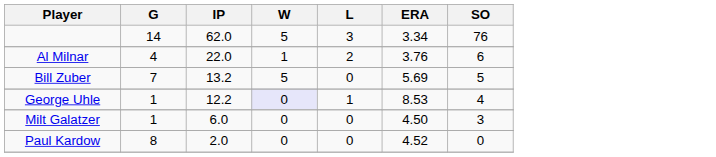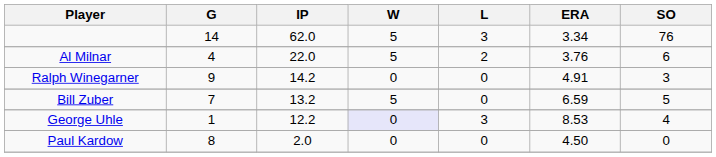(284, 57) 1 -> (393, 57) 5
+ row: (85, 78)
(415, 78) 5.69 -> (575, 99) 6.59
(350, 99) 1 -> (484, 120) 3
- row: (63, 120)
(415, 141) 4.52 -> (575, 141) 4.50
